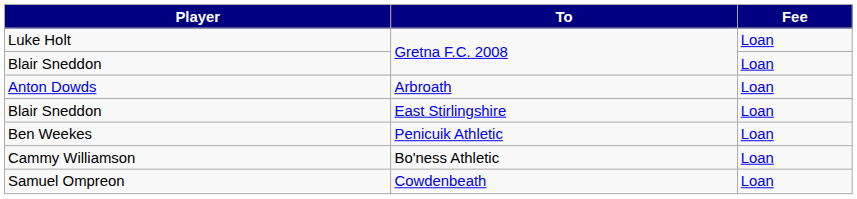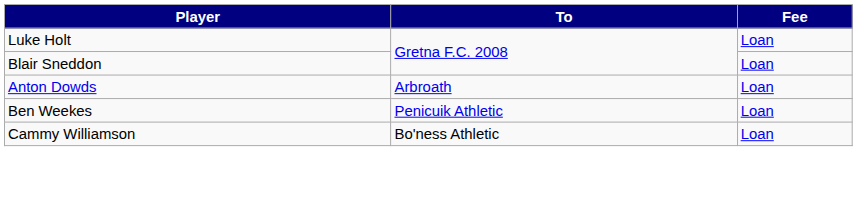- row: (55, 111)
- row: (66, 182)
